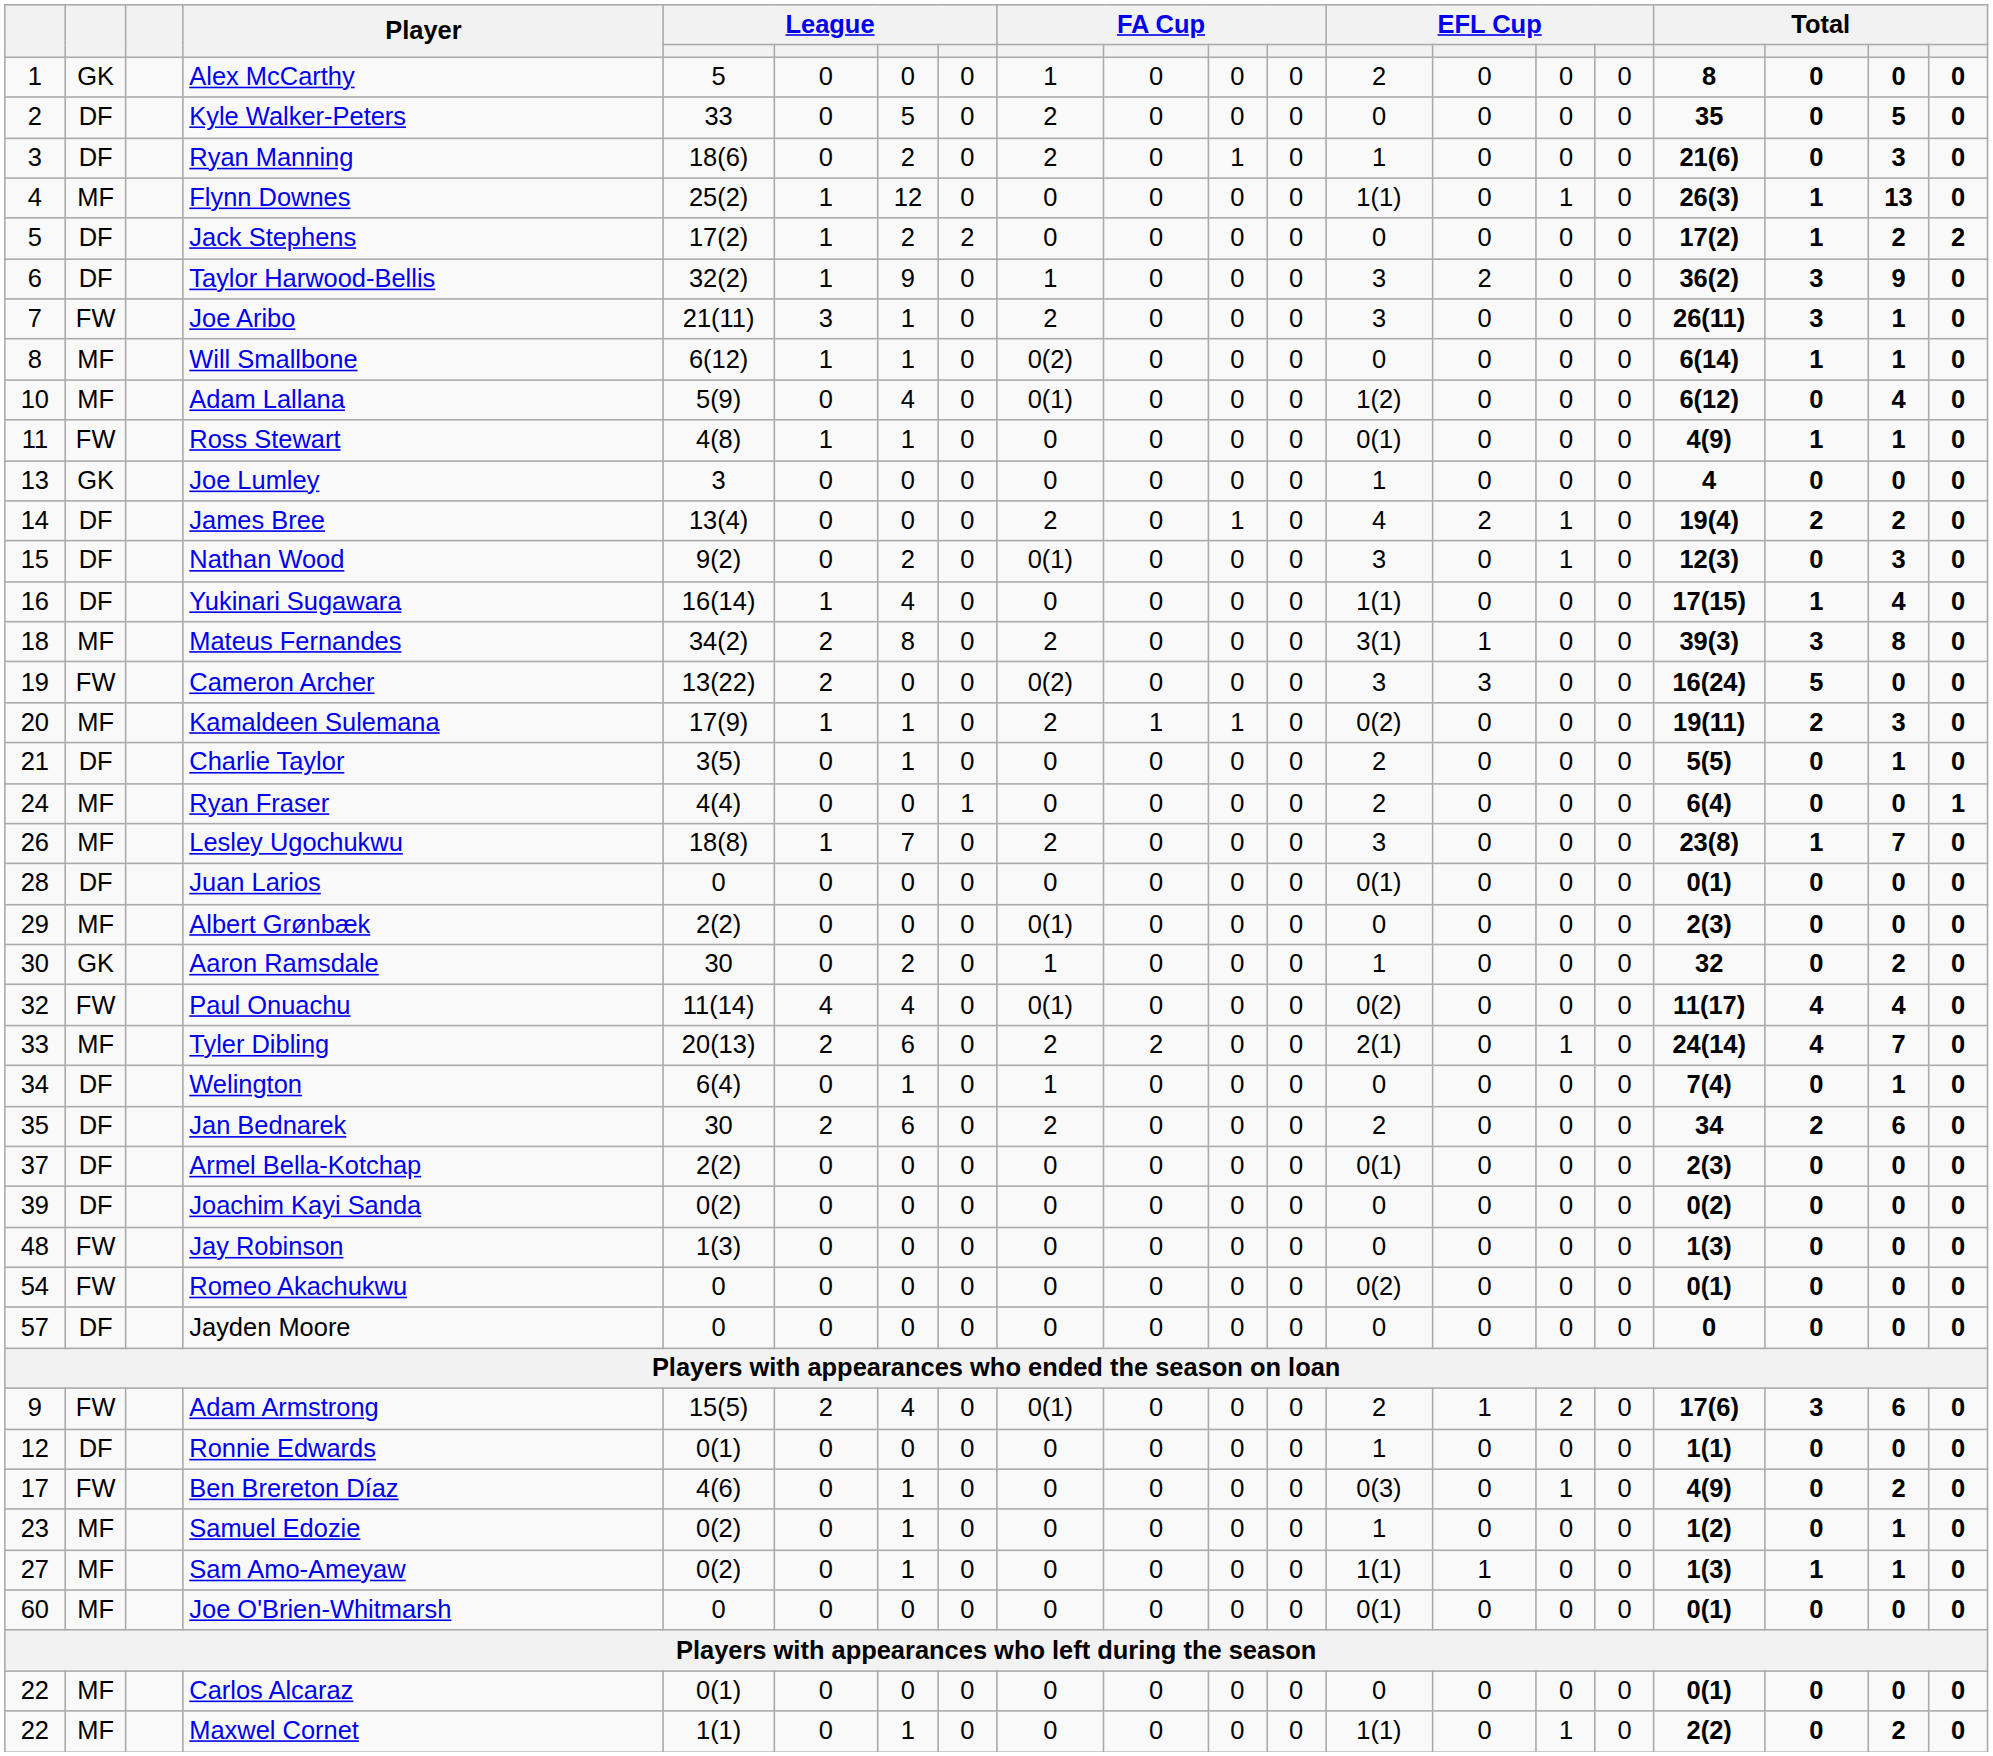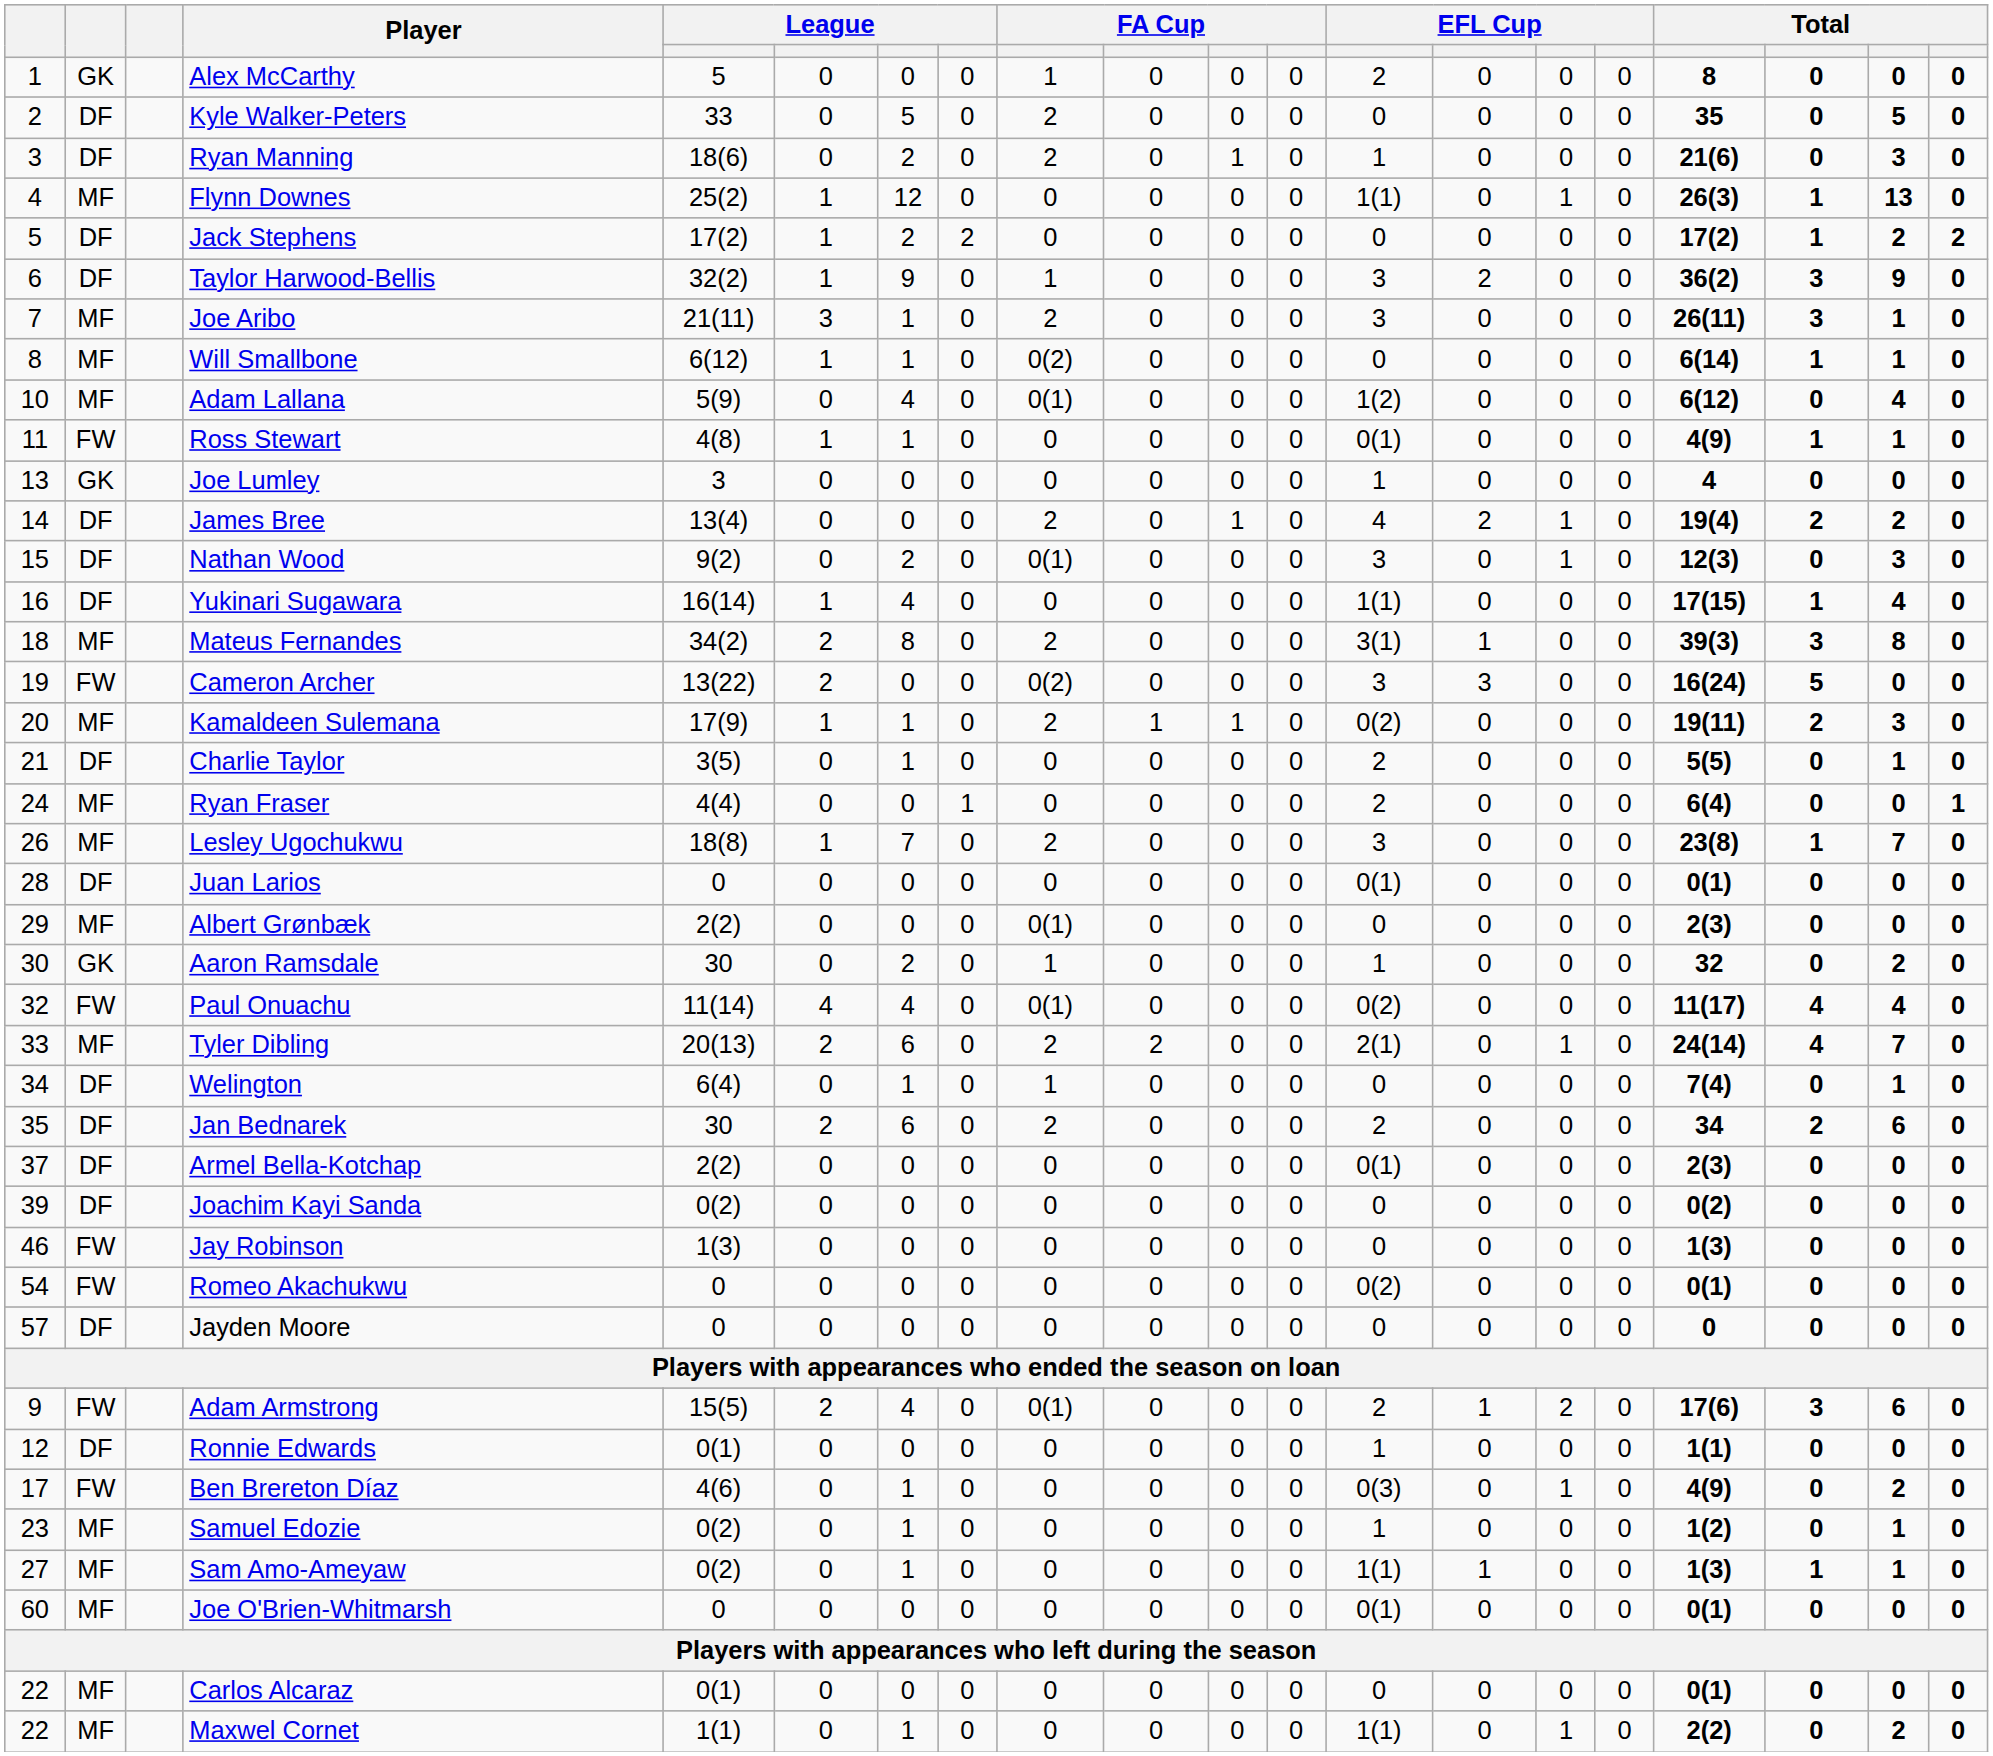(96, 318) FW -> (96, 318) MF
(35, 1246) 48 -> (35, 1246) 46
